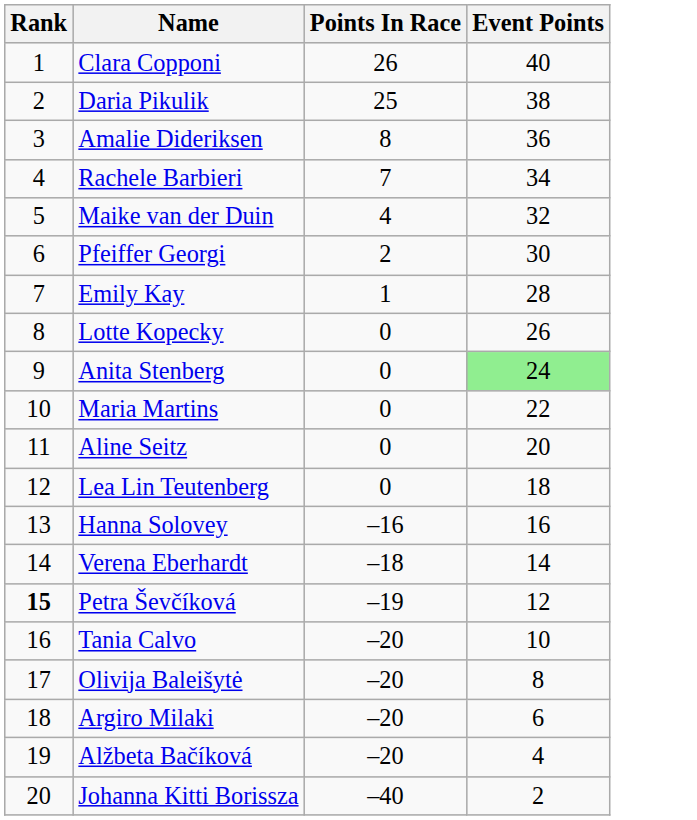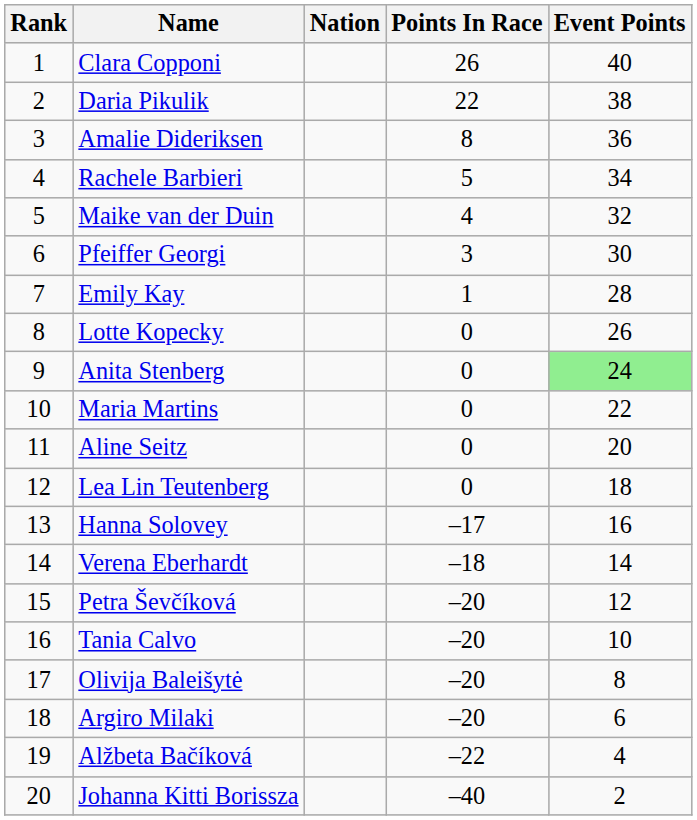+ column: (345, 23)
(385, 100) 25 -> (467, 100) 22
(385, 178) 7 -> (467, 178) 5
(385, 255) 2 -> (467, 255) 3
(385, 525) –16 -> (467, 525) –17
(39, 602) bold -> (39, 602) normal
(385, 602) –19 -> (467, 602) –20
(385, 756) –20 -> (467, 756) –22
